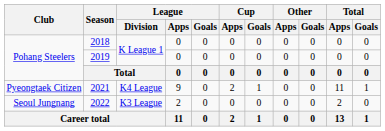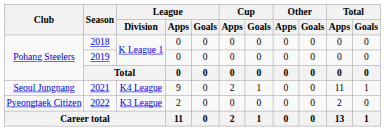(44, 88) Pyeongtaek Citizen -> (44, 88) Seoul Jungnang
(44, 103) Seoul Jungnang -> (44, 103) Pyeongtaek Citizen
